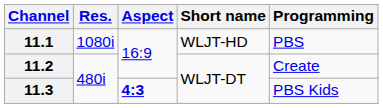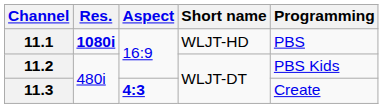(95, 41) normal -> (96, 41) bold
(296, 66) Create -> (307, 66) PBS Kids
(306, 90) PBS Kids -> (297, 90) Create
